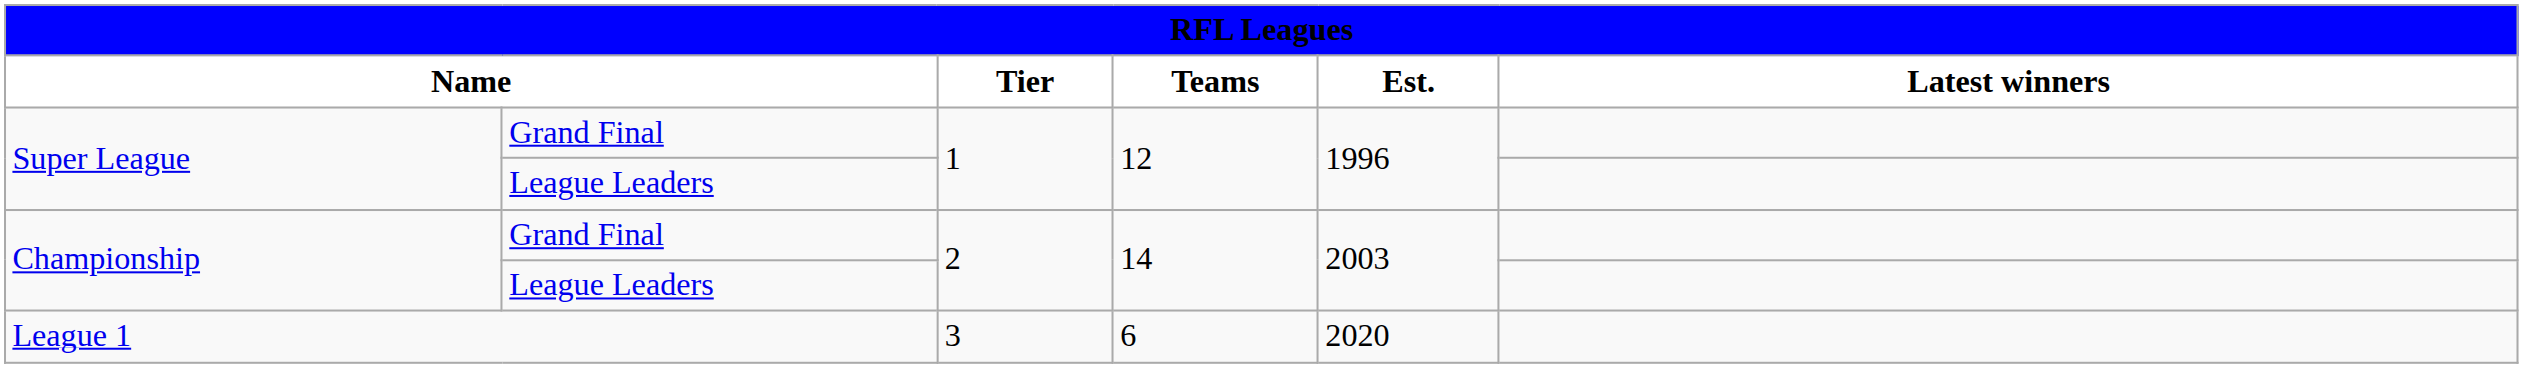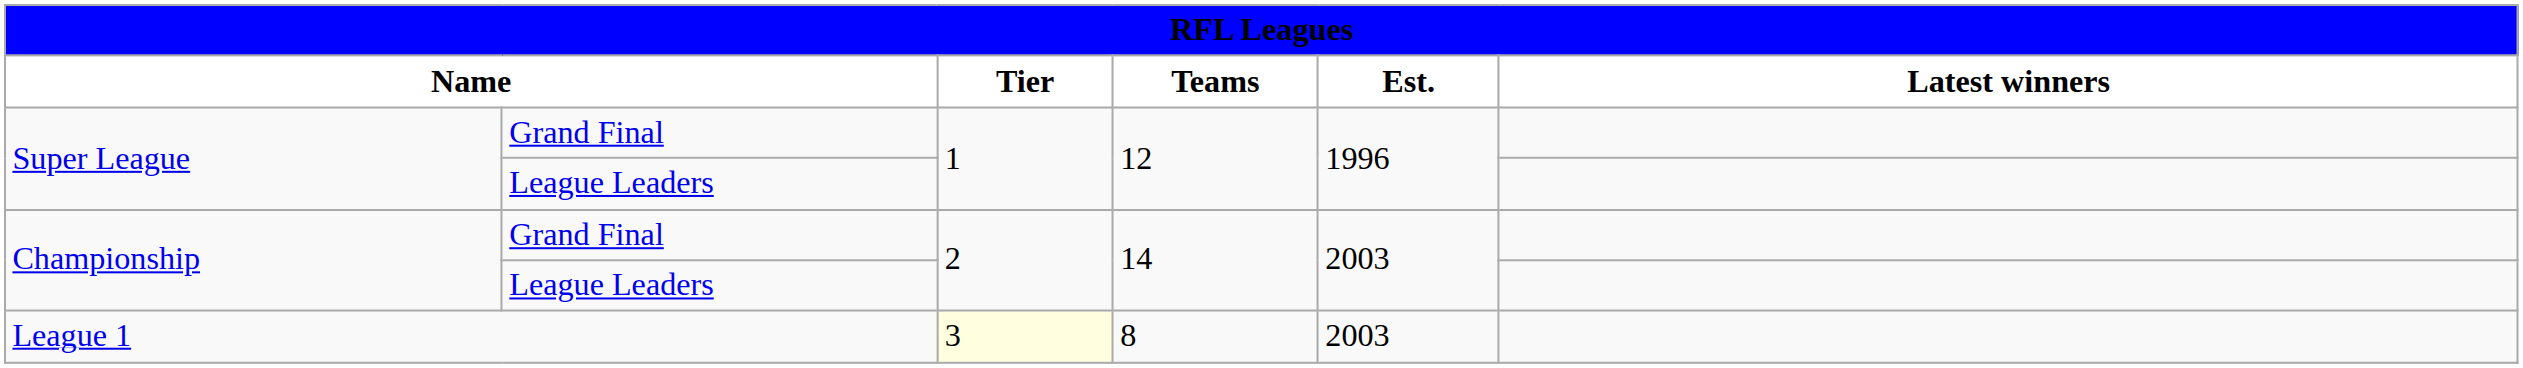(953, 336) no background -> (953, 336) lightyellow background
(1128, 336) 6 -> (1128, 336) 8
(1358, 336) 2020 -> (1358, 336) 2003
